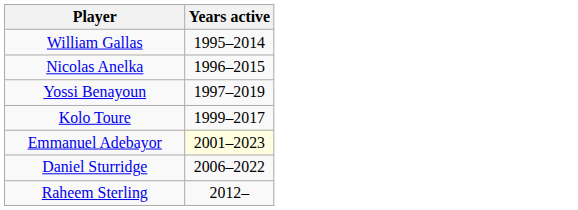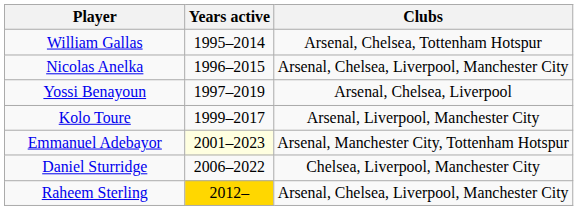+ column: (423, 17)
(229, 192) no background -> (229, 192) gold background
